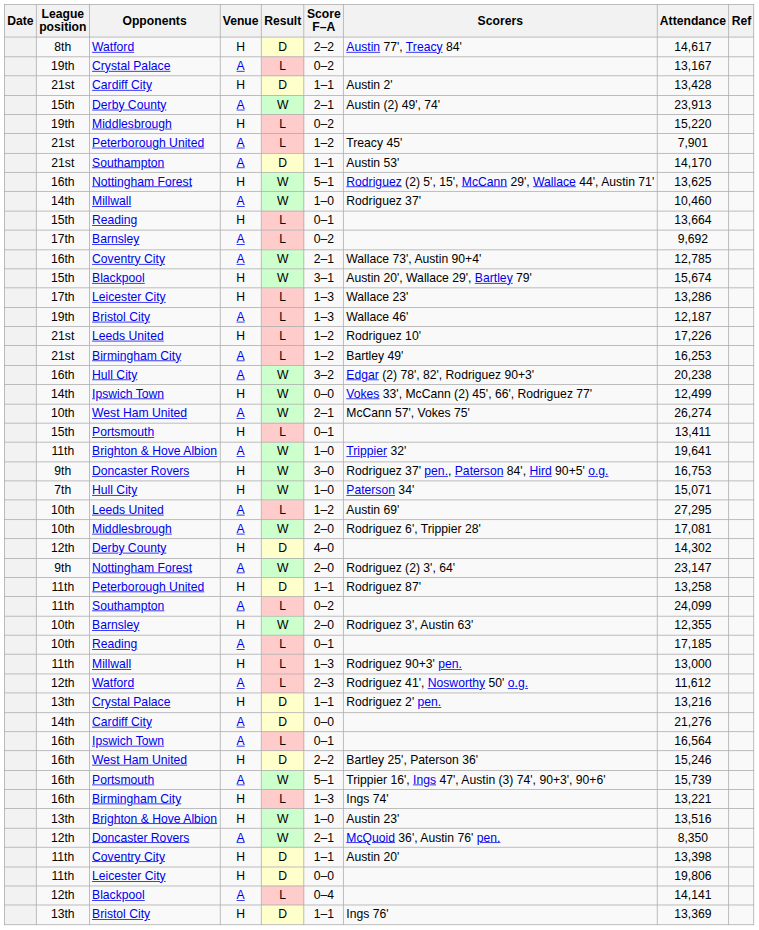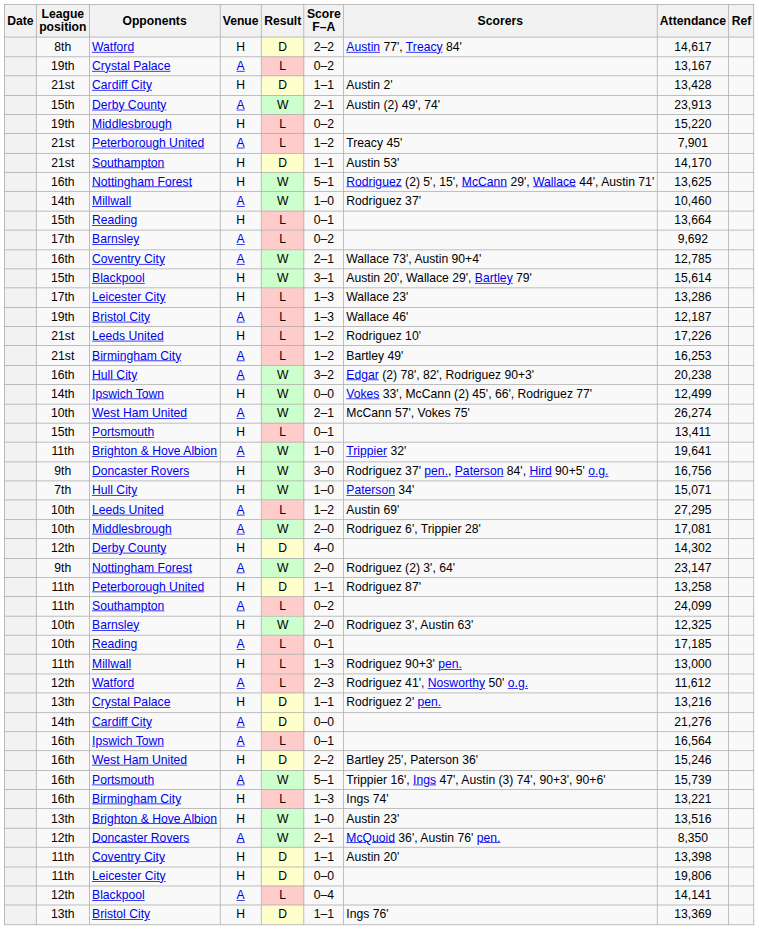(241, 162) A -> (241, 162) H
(693, 278) 15,674 -> (693, 278) 15,614
(693, 471) 16,753 -> (693, 471) 16,756
(693, 625) 12,355 -> (693, 625) 12,325
